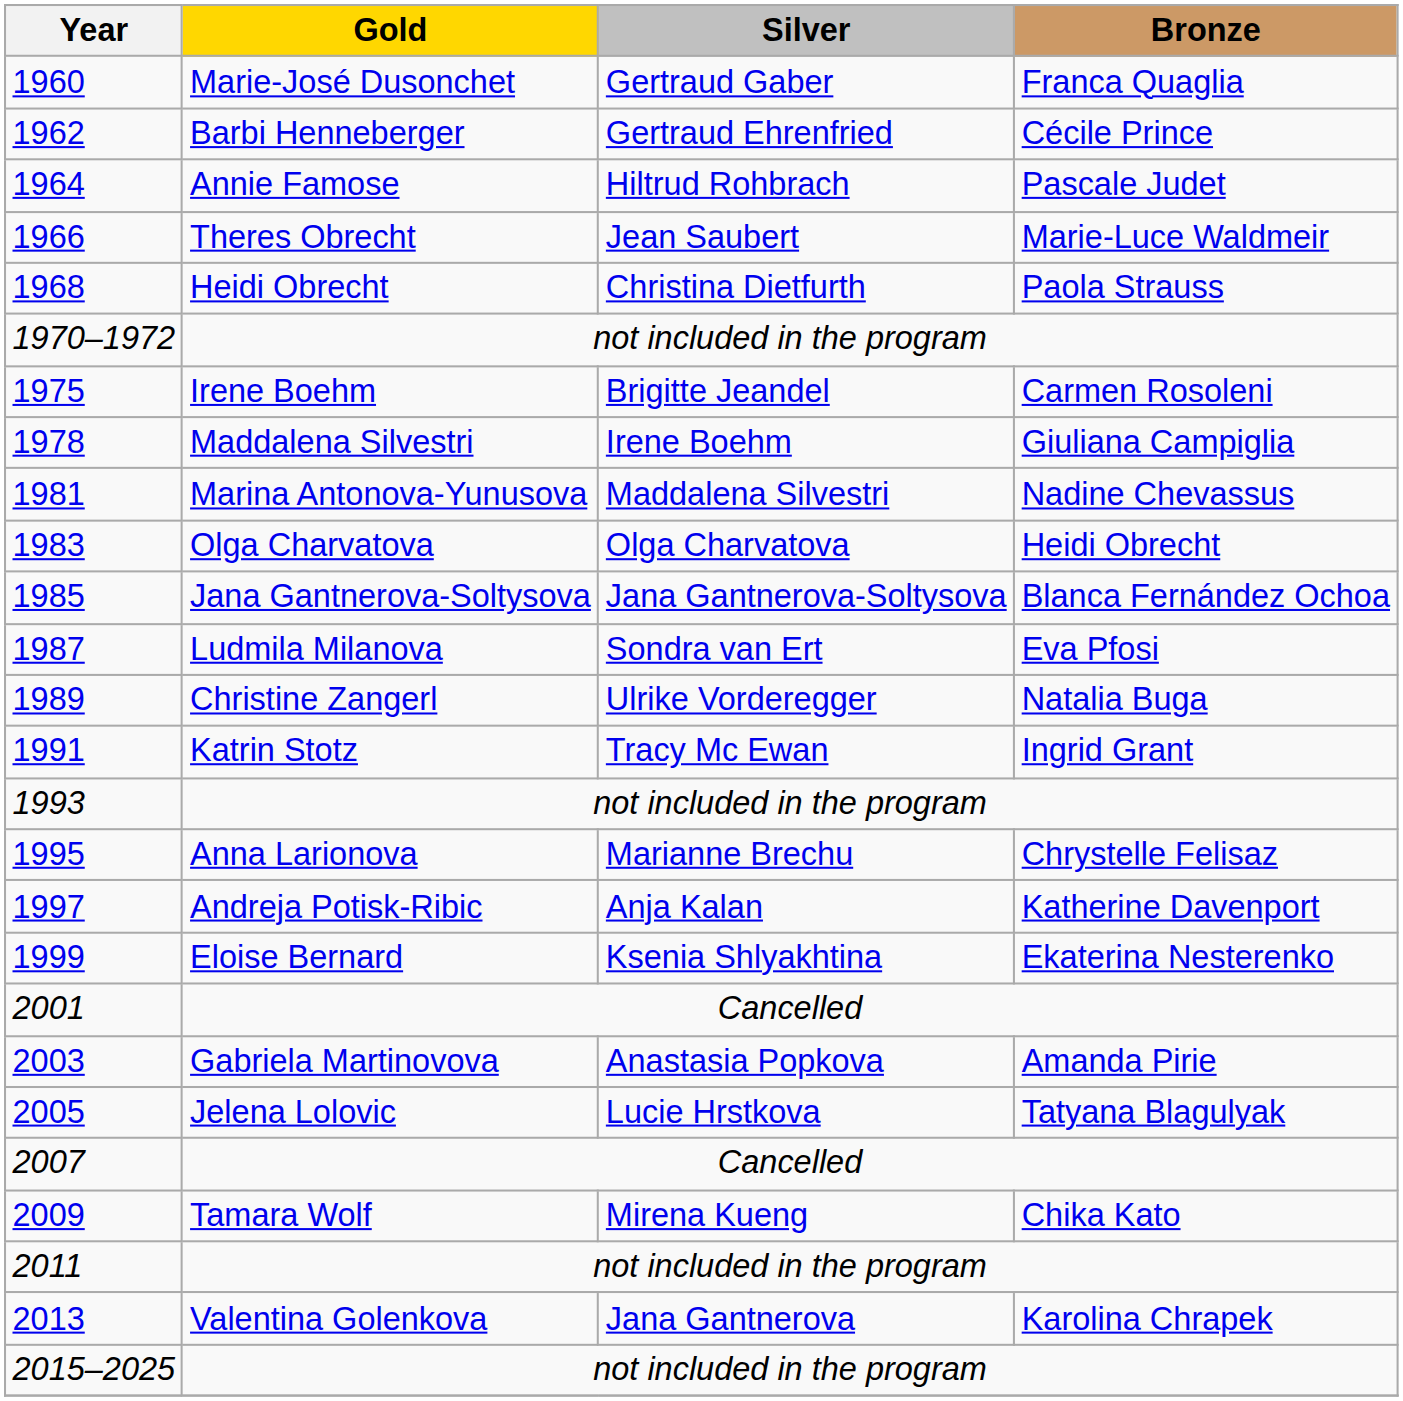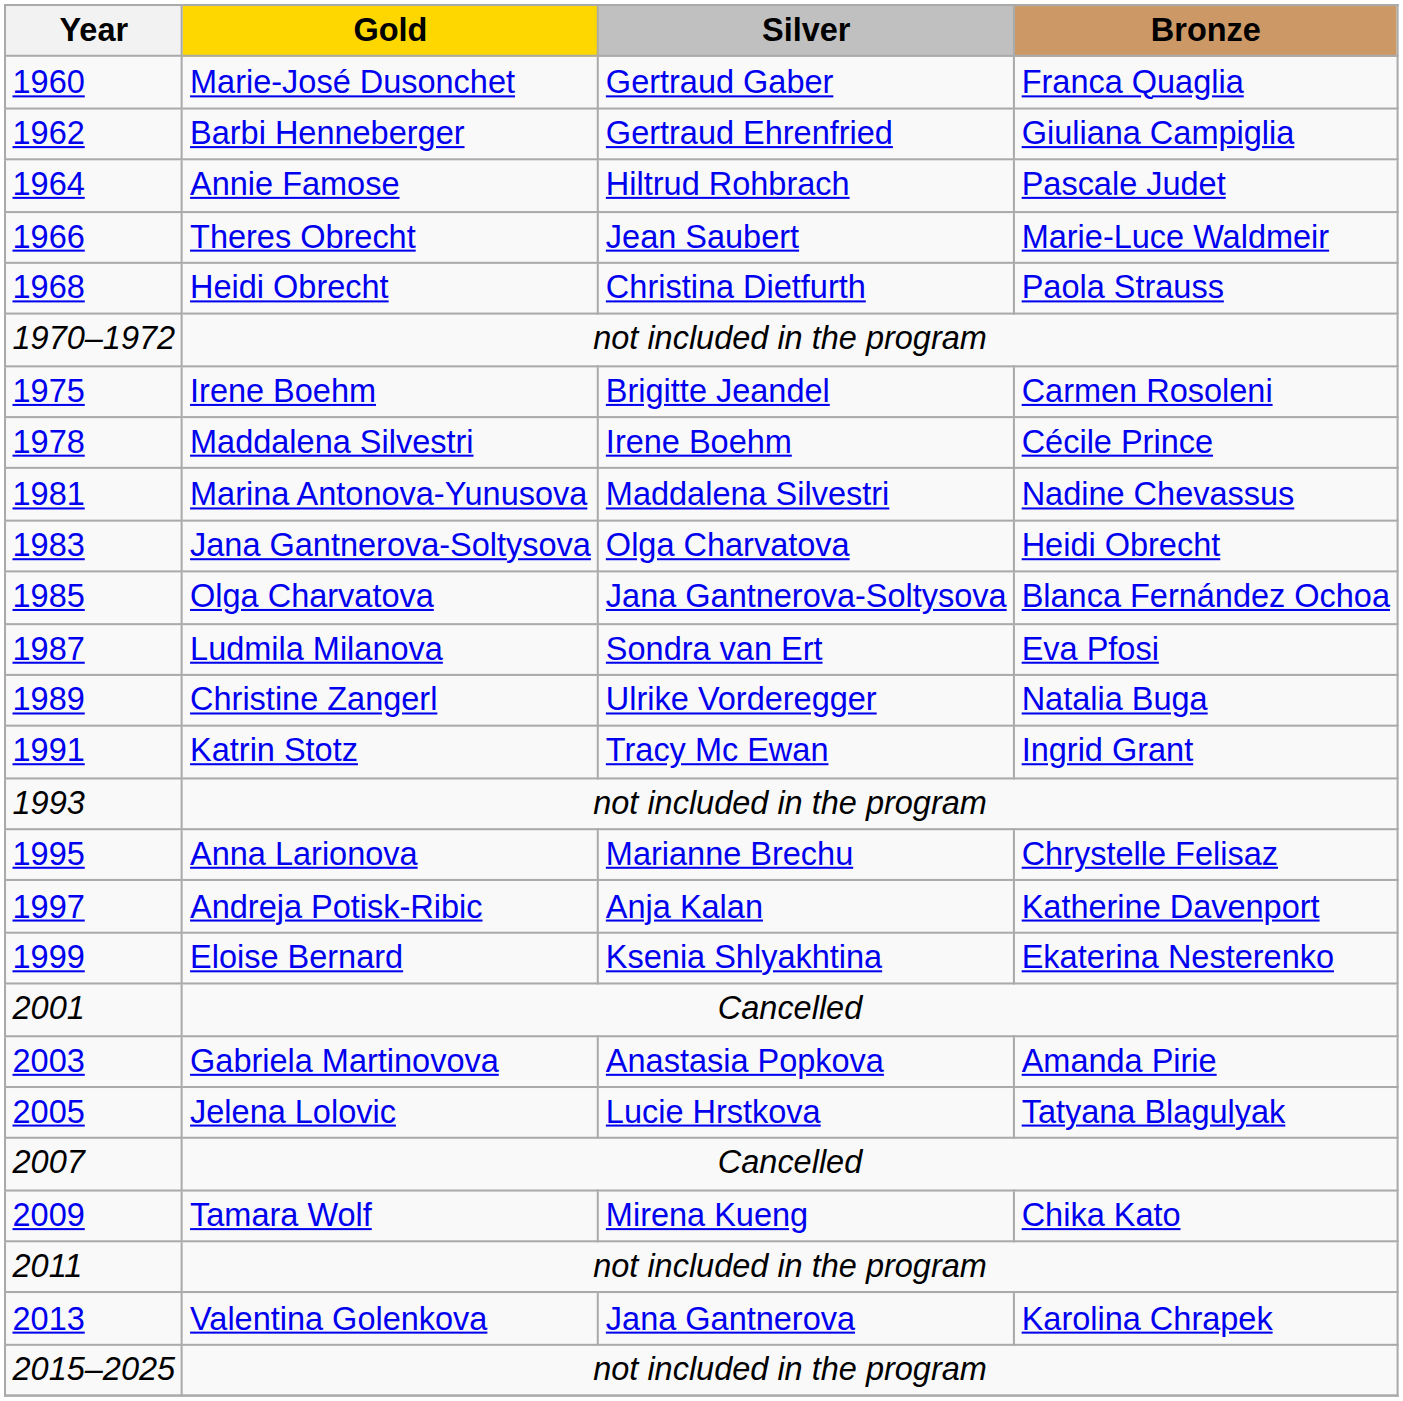(1117, 133) Cécile Prince -> (1158, 133) Giuliana Campiglia
(1158, 442) Giuliana Campiglia -> (1117, 442) Cécile Prince
(312, 545) Olga Charvatova -> (390, 545) Jana Gantnerova-Soltysova
(390, 596) Jana Gantnerova-Soltysova -> (312, 596) Olga Charvatova
